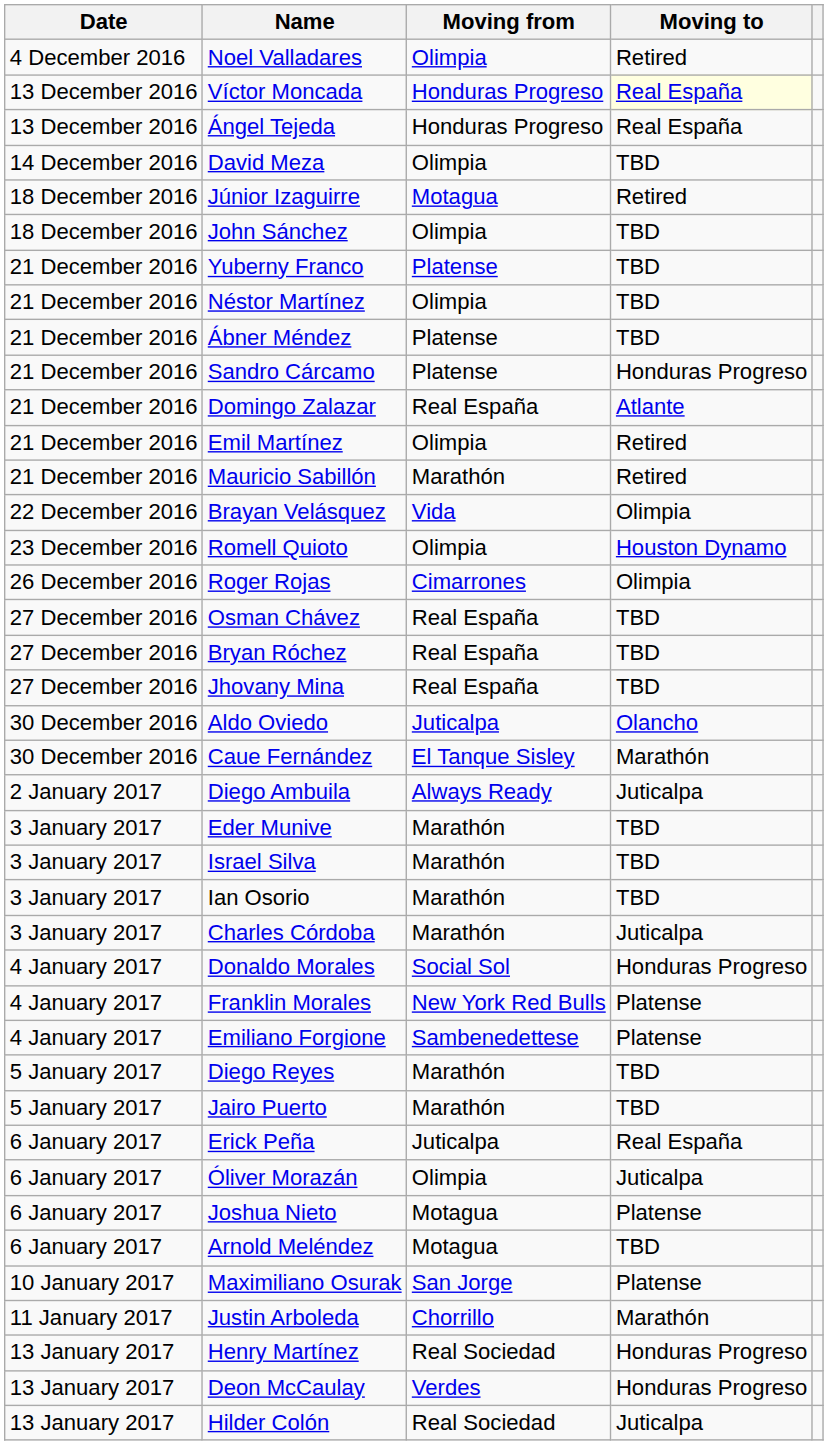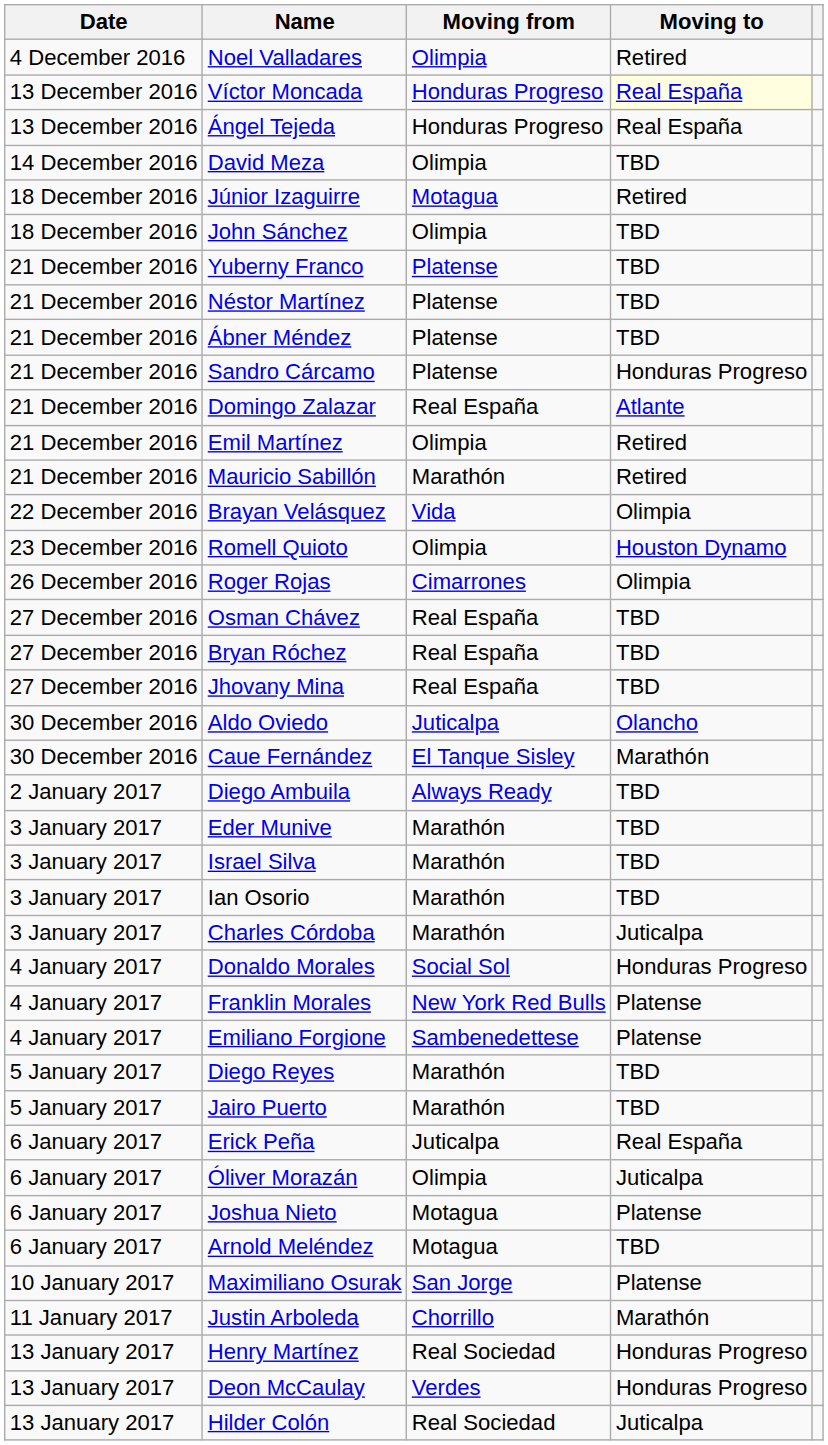(449, 302) Olimpia -> (455, 302) Platense
(659, 792) Juticalpa -> (638, 792) TBD
